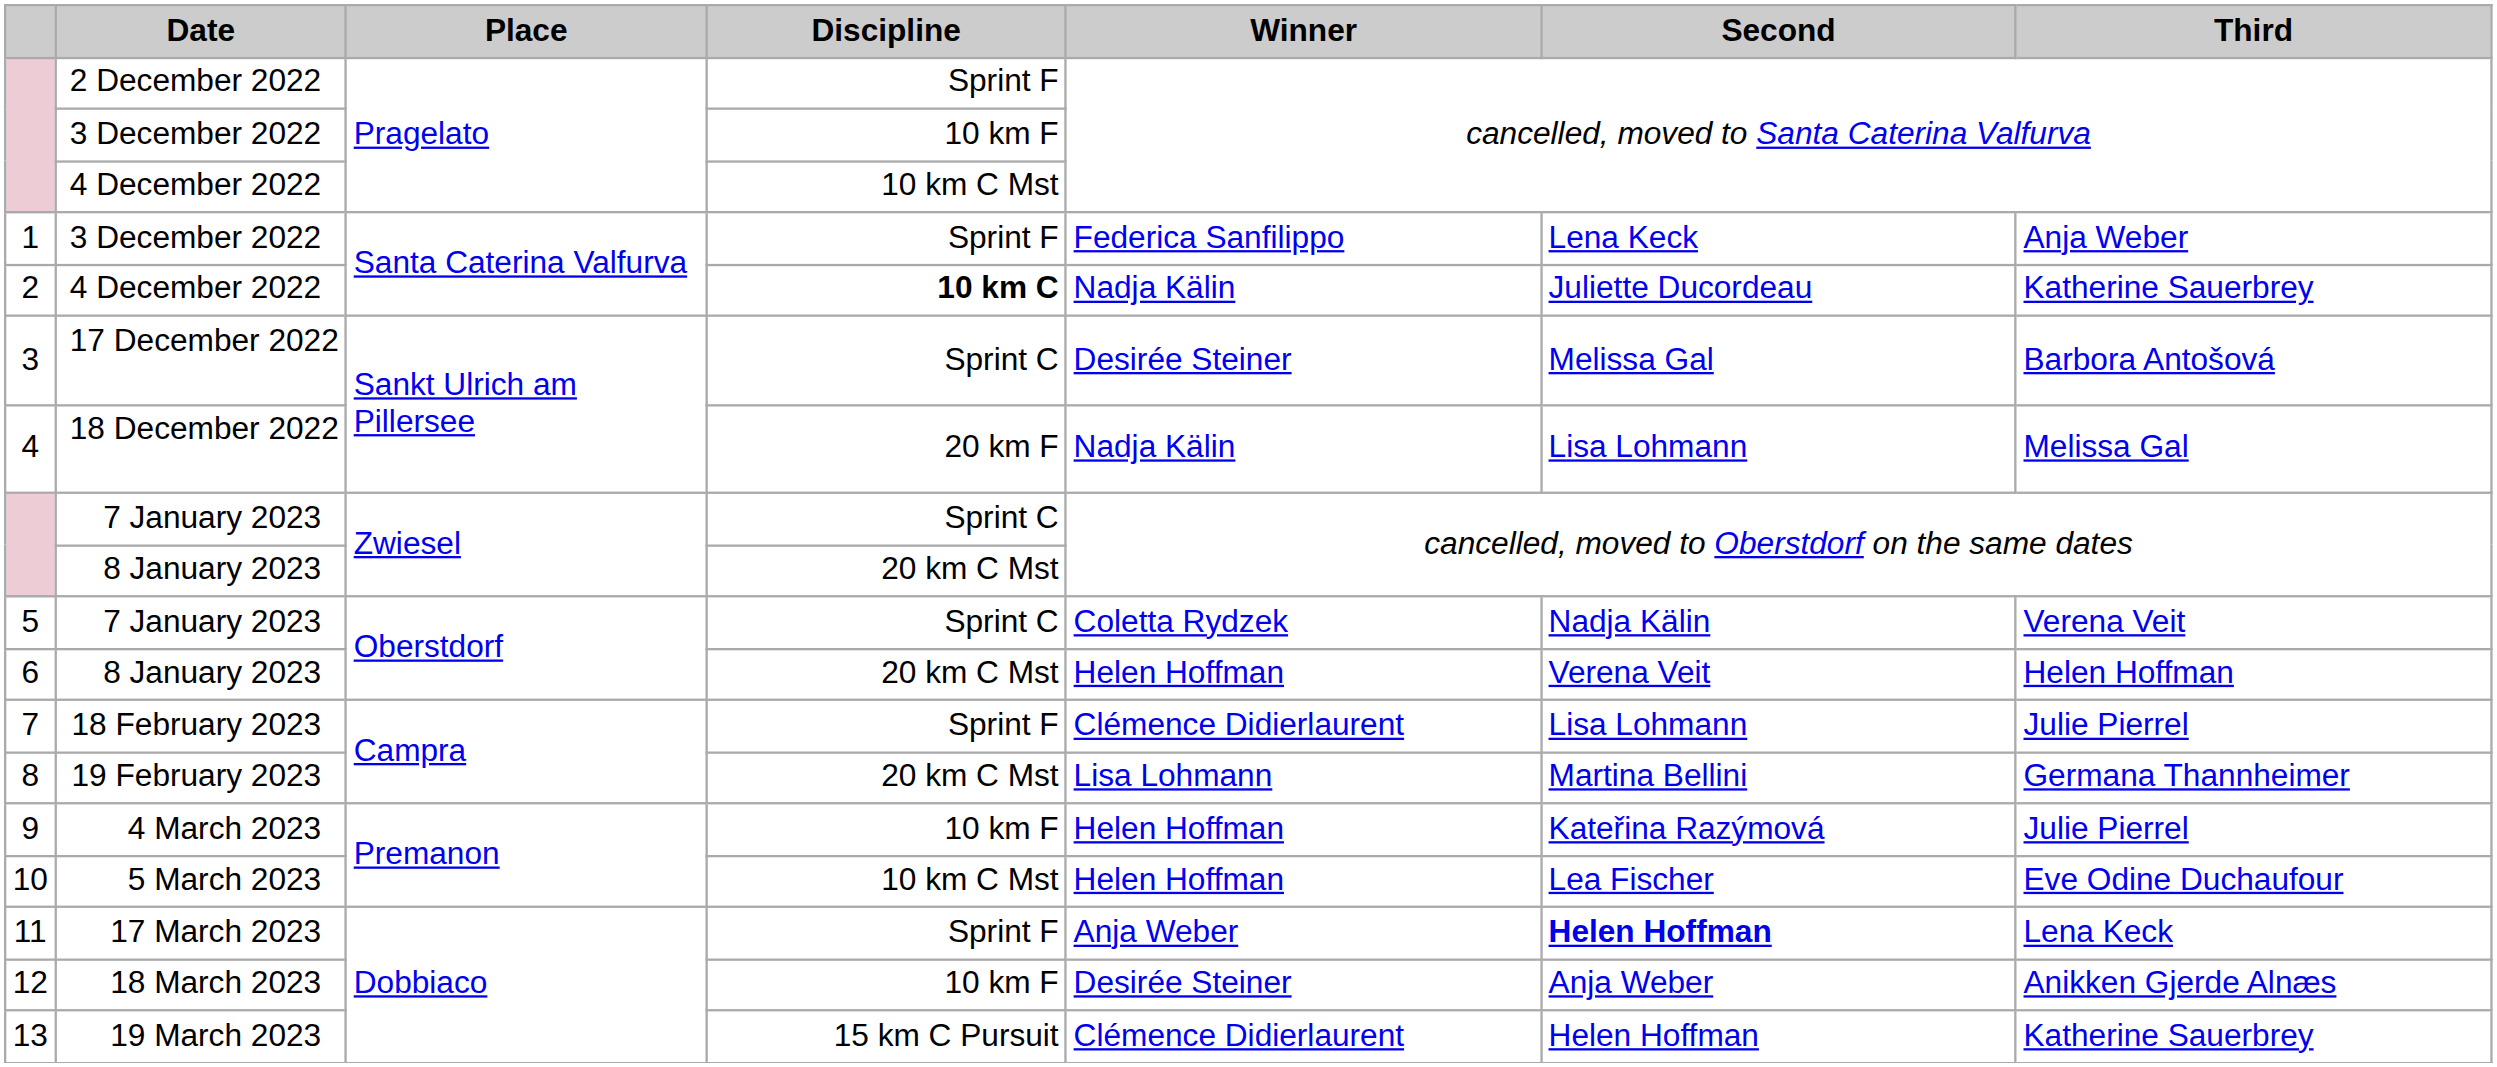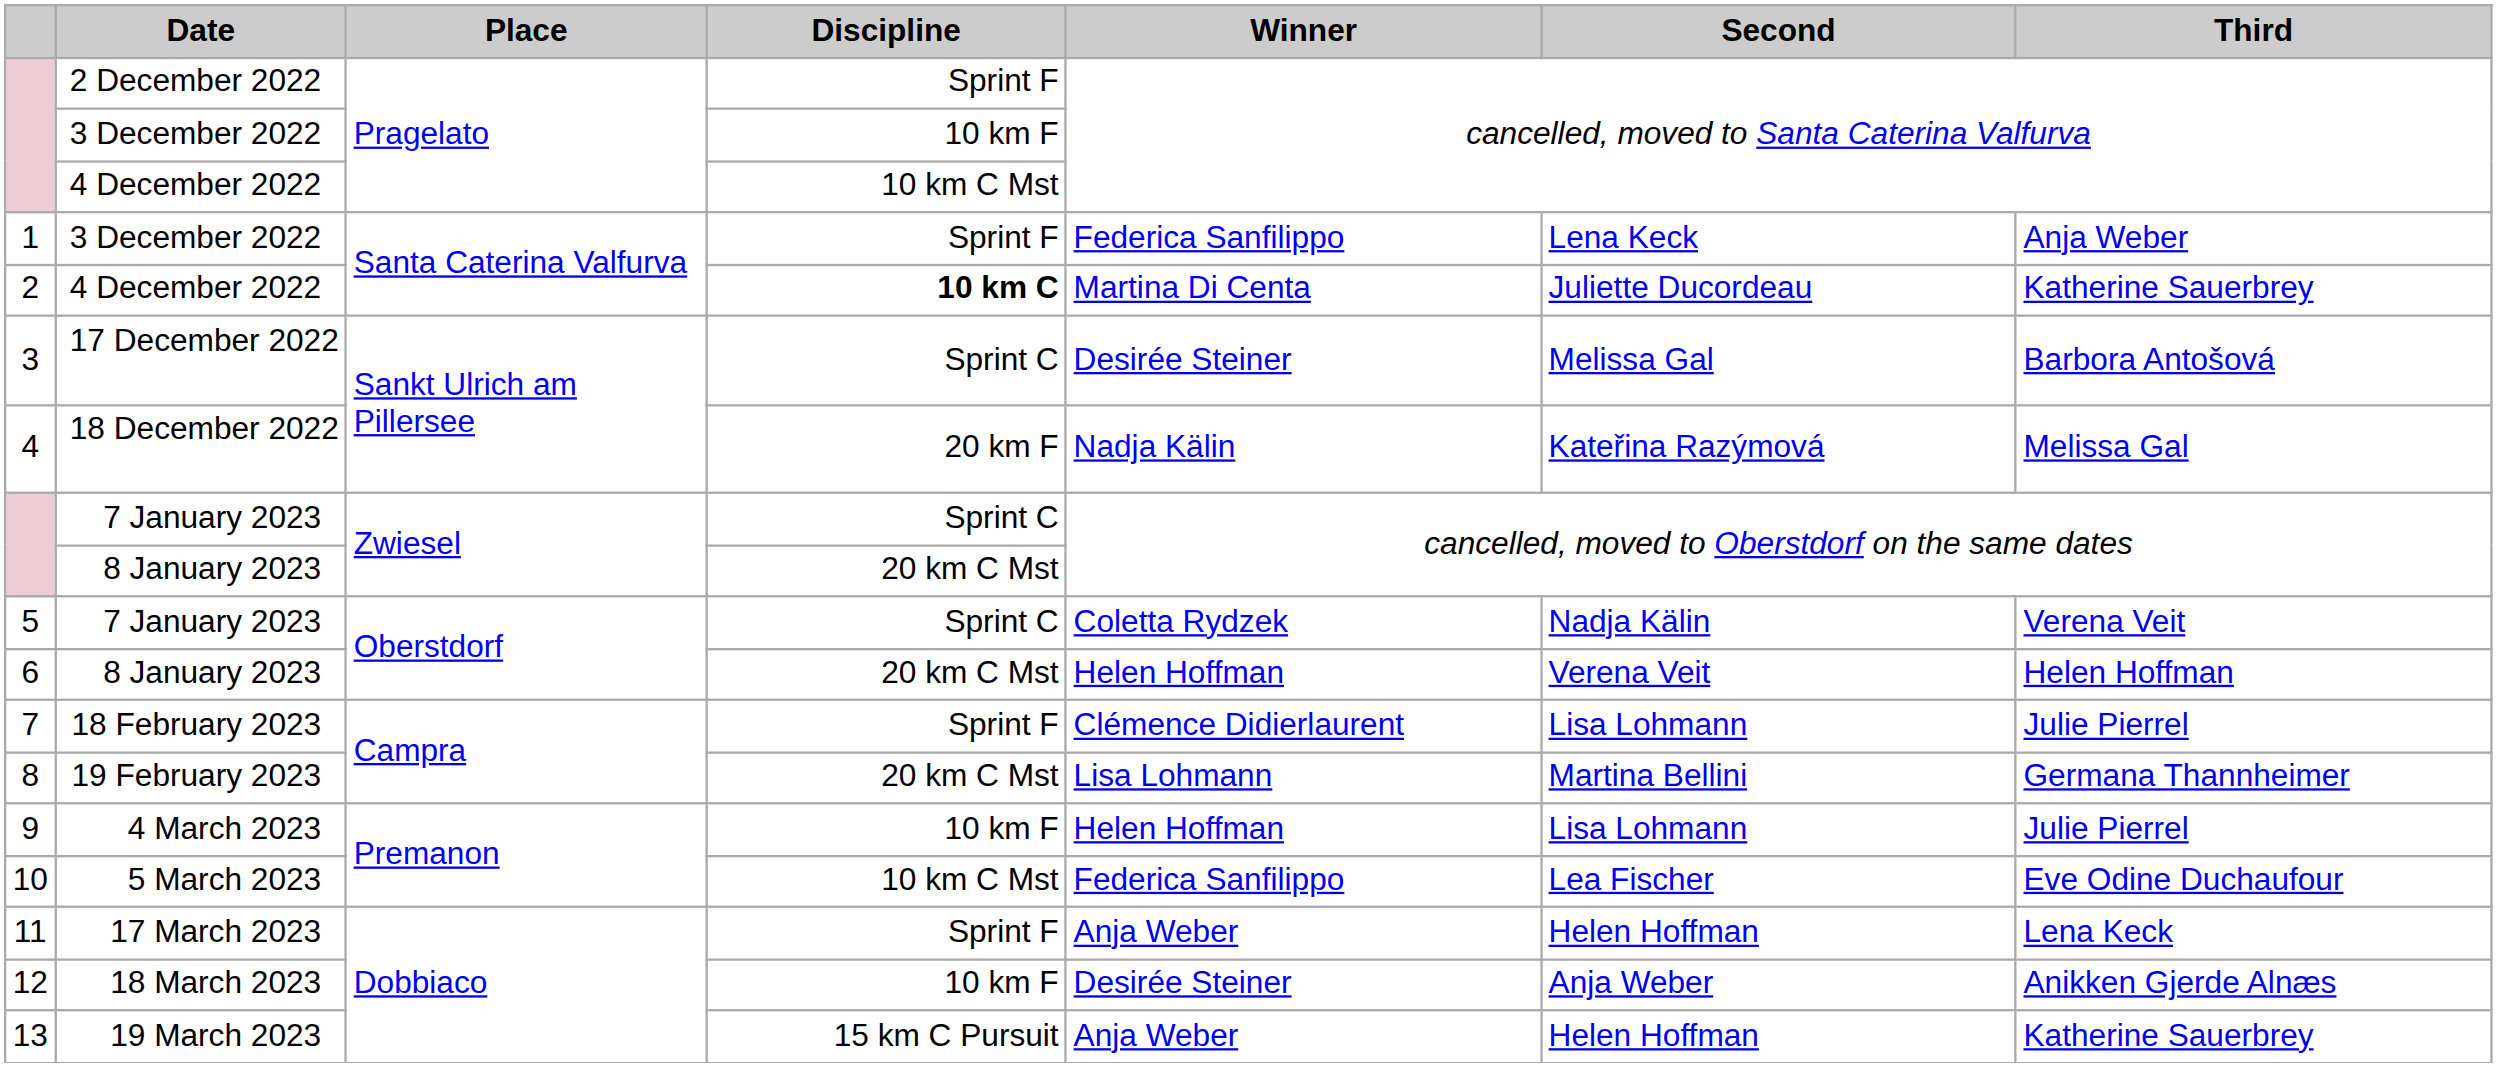(1154, 288) Nadja Kälin -> (1192, 288) Martina Di Centa
(1648, 447) Lisa Lohmann -> (1687, 447) Kateřina Razýmová
(1687, 828) Kateřina Razýmová -> (1648, 828) Lisa Lohmann
(1179, 879) Helen Hoffman -> (1209, 879) Federica Sanfilippo
(1660, 931) bold -> (1654, 931) normal
(1239, 1035) Clémence Didierlaurent -> (1156, 1035) Anja Weber
